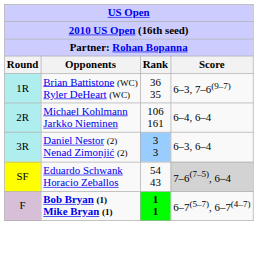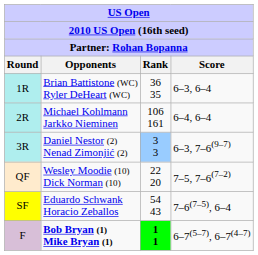(202, 88) 6–3, 7–6(9–7) -> (192, 88) 6–3, 6–4
(192, 147) 6–3, 6–4 -> (202, 147) 6–3, 7–6(9–7)
+ row: (86, 176)
(202, 176) lightgrey background -> (202, 206) no background
